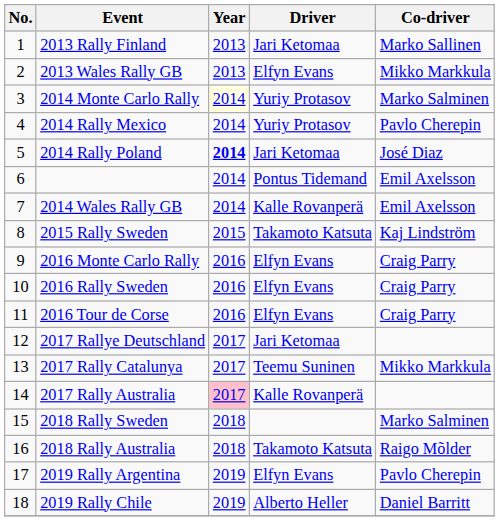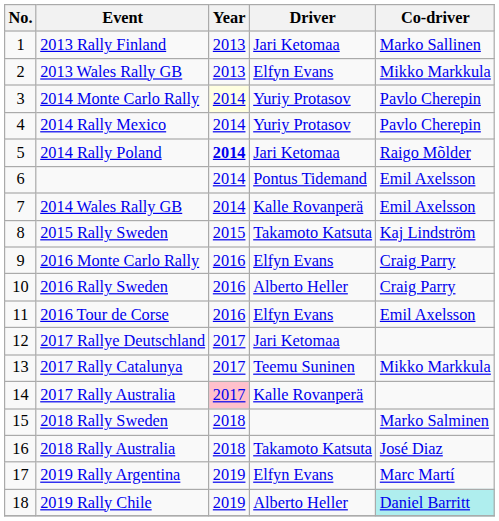(434, 98) Marko Salminen -> (430, 98) Pavlo Cherepin
(411, 152) José Diaz -> (425, 152) Raigo Mõlder
(293, 286) Elfyn Evans -> (301, 286) Alberto Heller
(418, 313) Craig Parry -> (428, 313) Emil Axelsson
(425, 448) Raigo Mõlder -> (411, 448) José Diaz
(430, 475) Pavlo Cherepin -> (417, 475) Marc Martí
(425, 502) no background -> (425, 502) paleturquoise background
